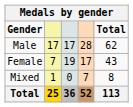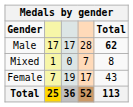(111, 46) normal -> (111, 46) bold
rows swapped: (25, 62) <-> (25, 78)
